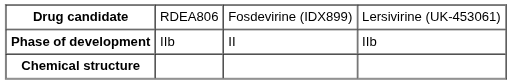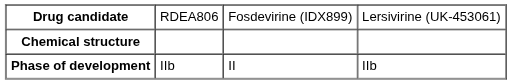rows swapped: (81, 66) <-> (81, 41)
